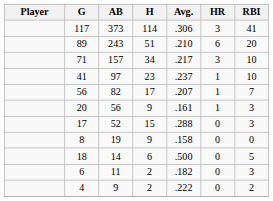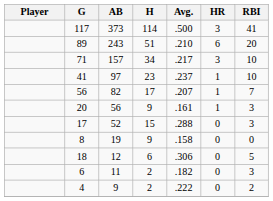(184, 28) .306 -> (184, 28) .500
(116, 156) 14 -> (116, 156) 12
(184, 156) .500 -> (184, 156) .306
